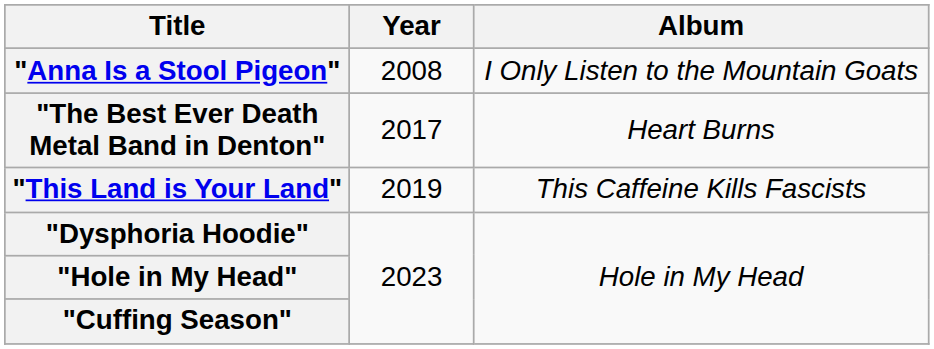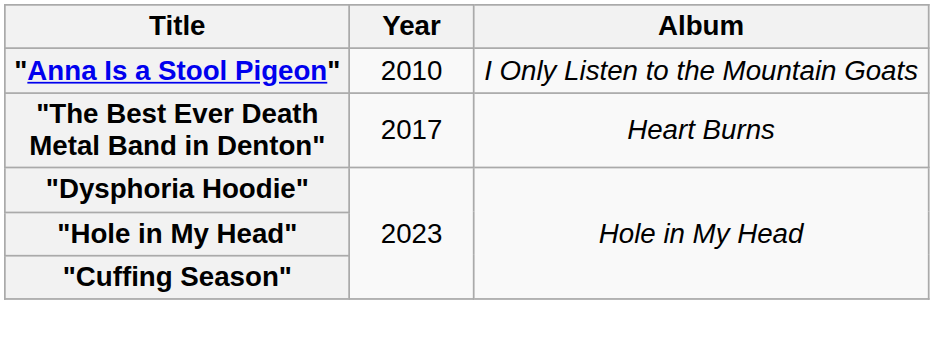(412, 70) 2008 -> (412, 70) 2010
- row: (177, 189)
